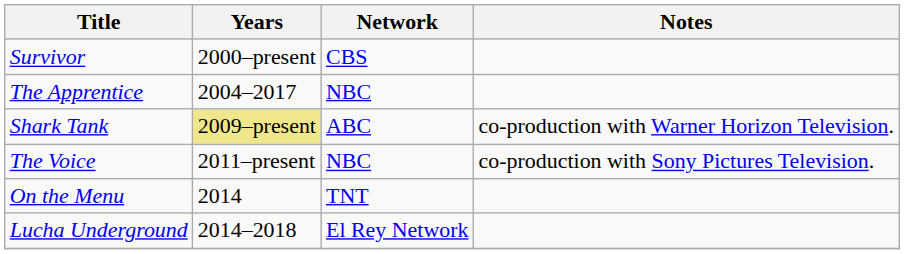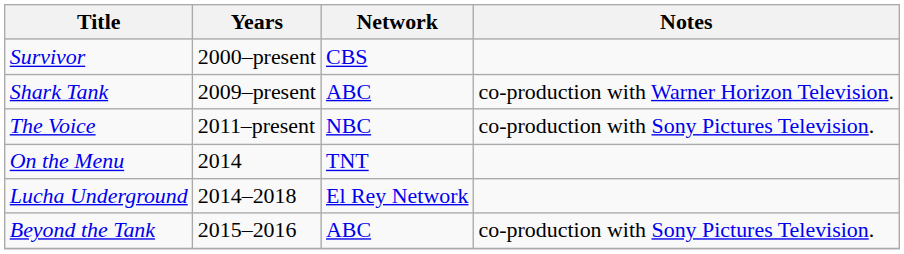- row: (76, 91)
(257, 126) khaki background -> (257, 91) no background
+ row: (82, 230)
